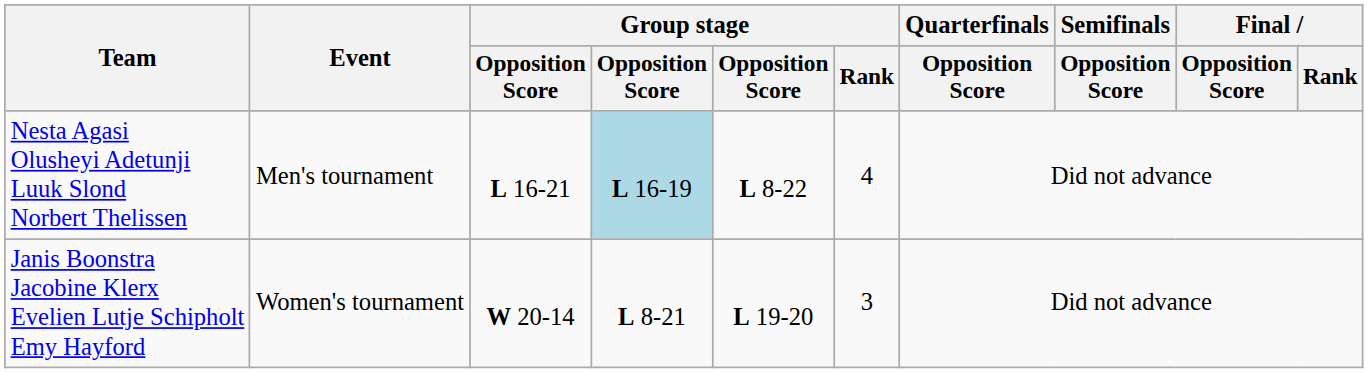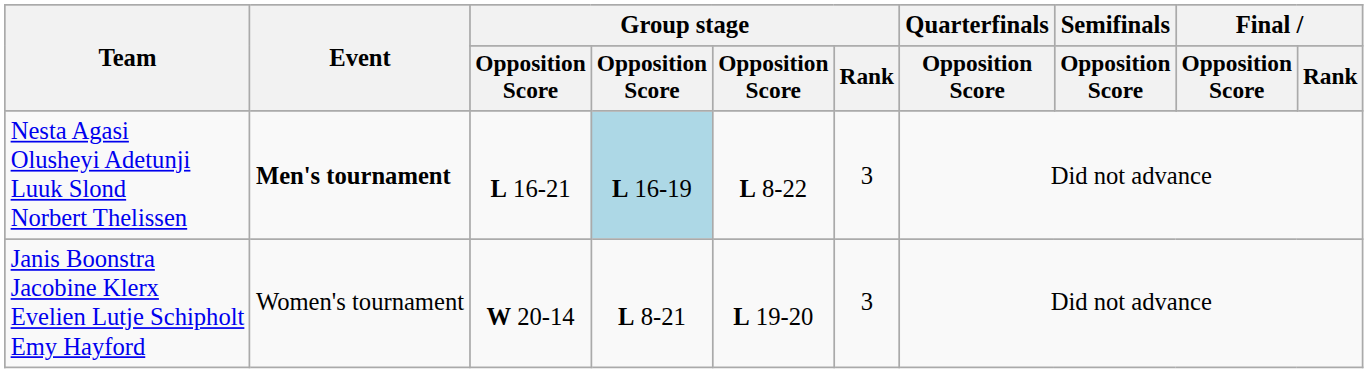(345, 175) normal -> (353, 175) bold
(867, 175) 4 -> (867, 175) 3
